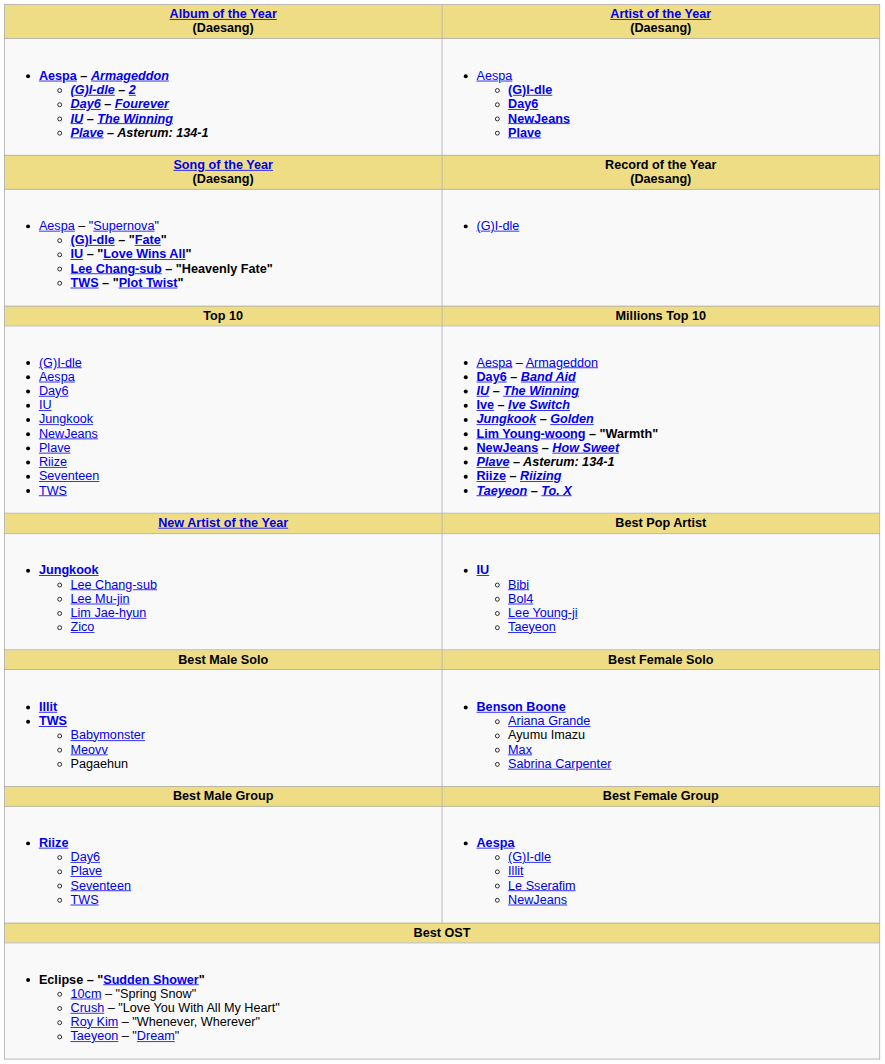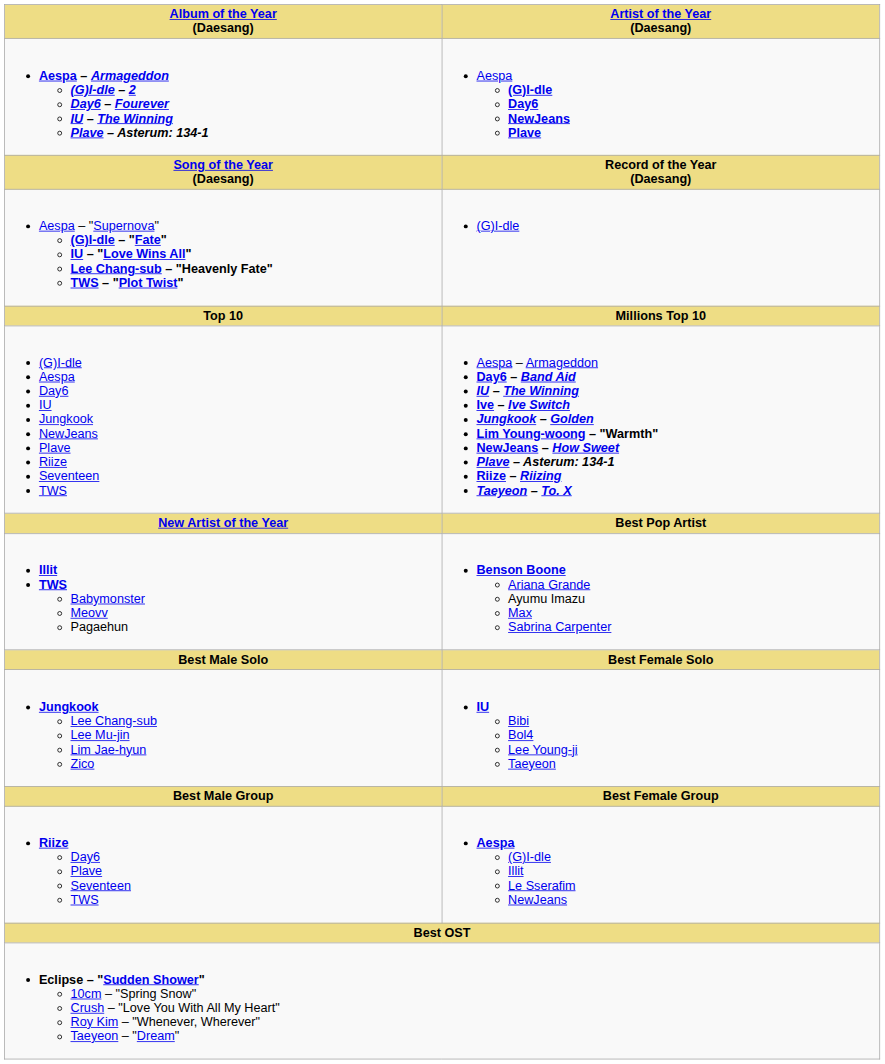rows swapped: (223, 735) <-> (223, 599)
